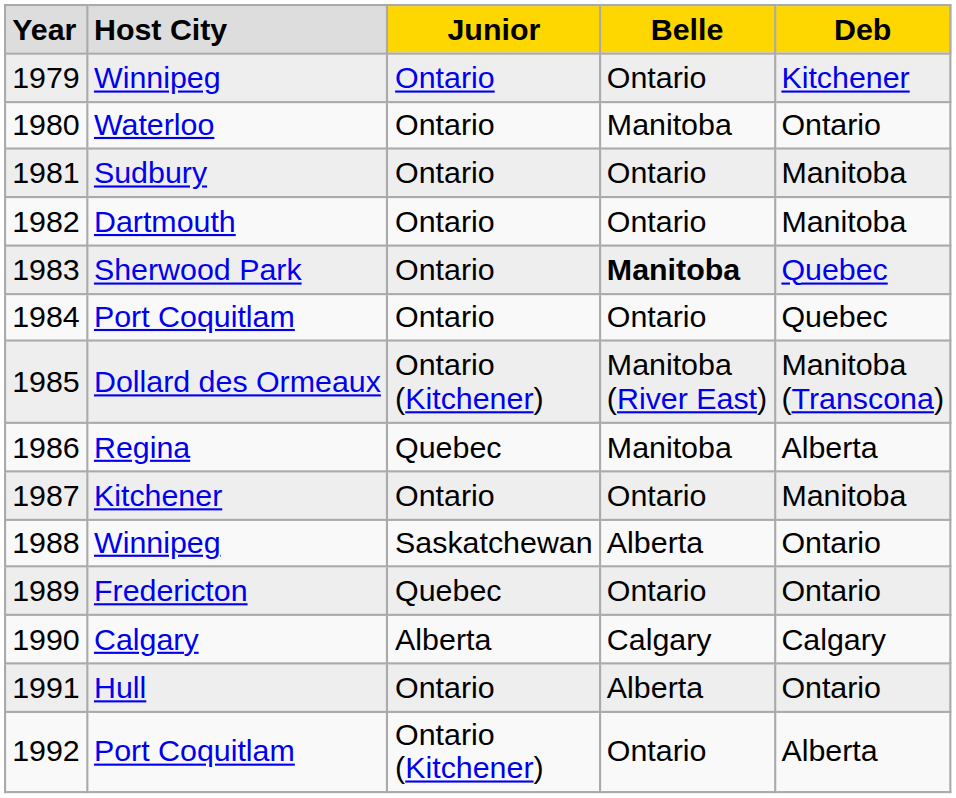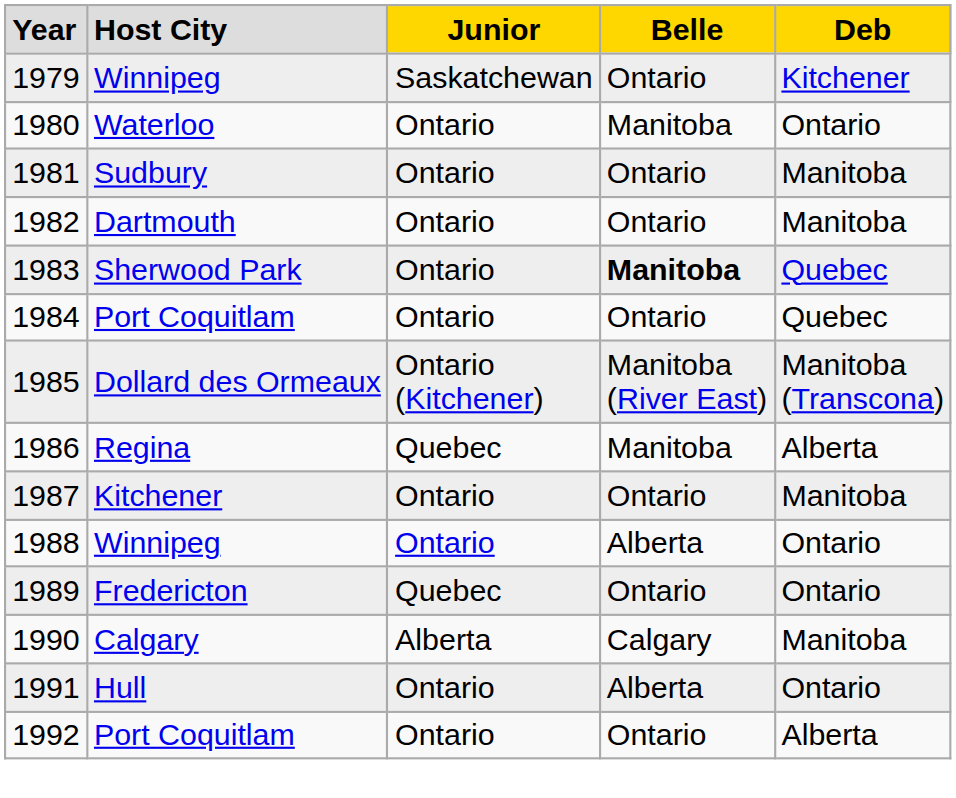(445, 77) Ontario -> (494, 77) Saskatchewan
(494, 543) Saskatchewan -> (445, 543) Ontario
(834, 639) Calgary -> (844, 639) Manitoba
(469, 752) Ontario (Kitchener) -> (445, 735) Ontario
